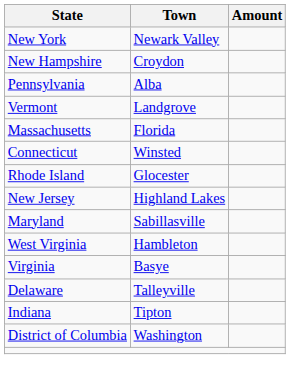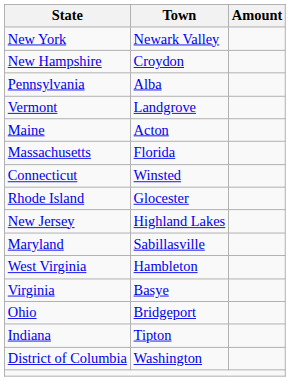+ row: (26, 130)
+ row: (22, 312)
- row: (35, 289)
